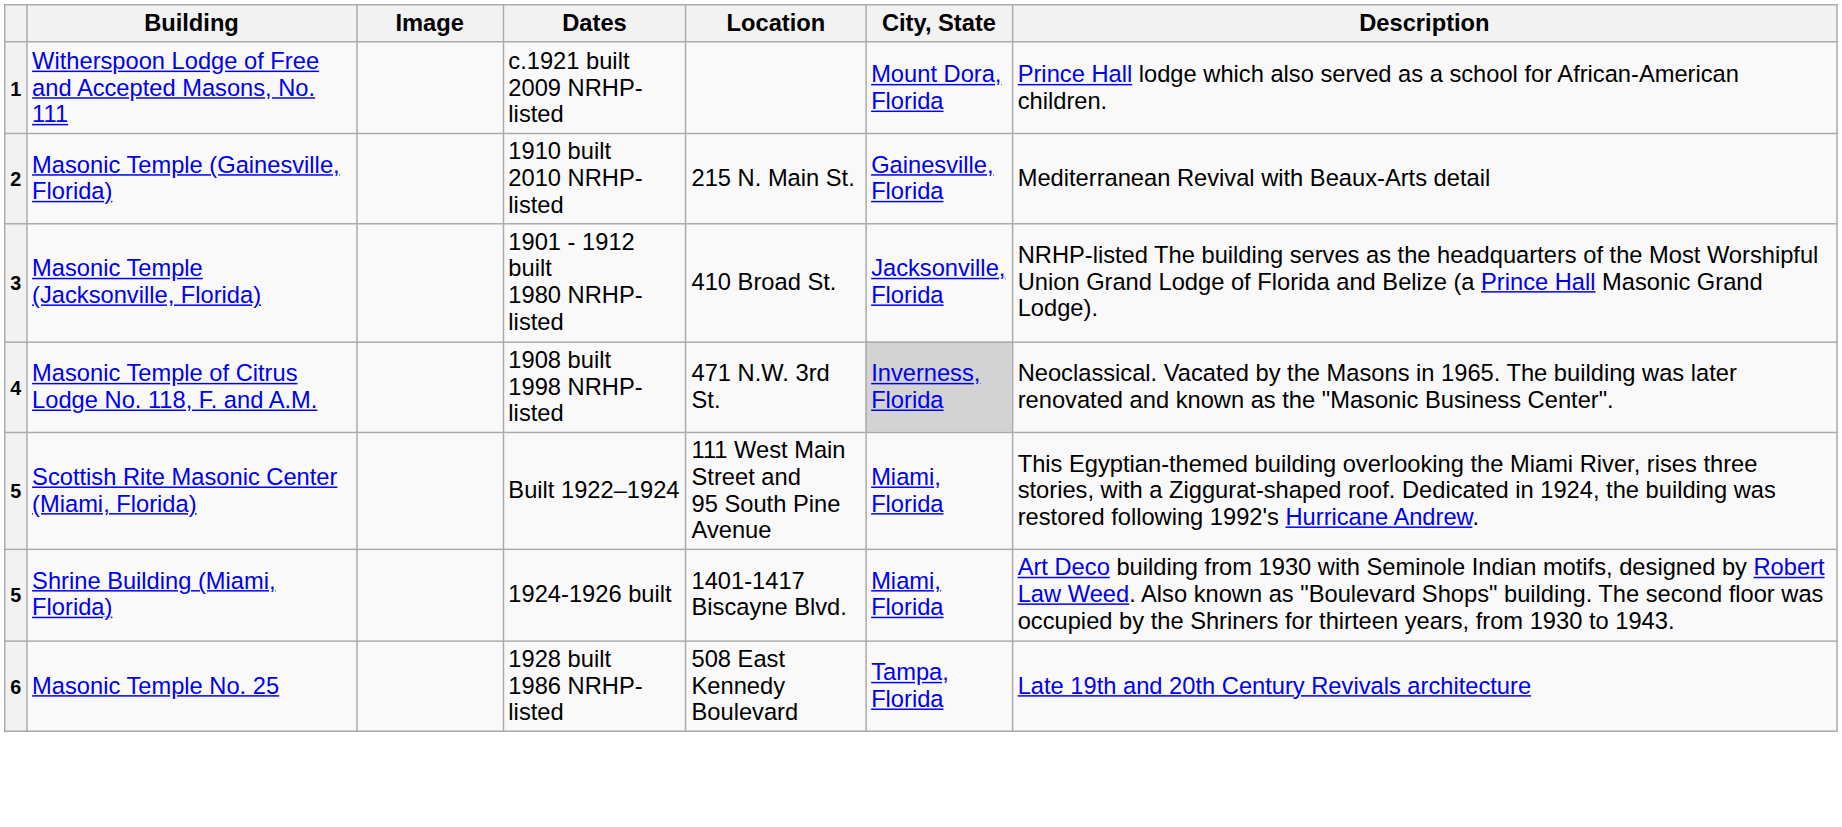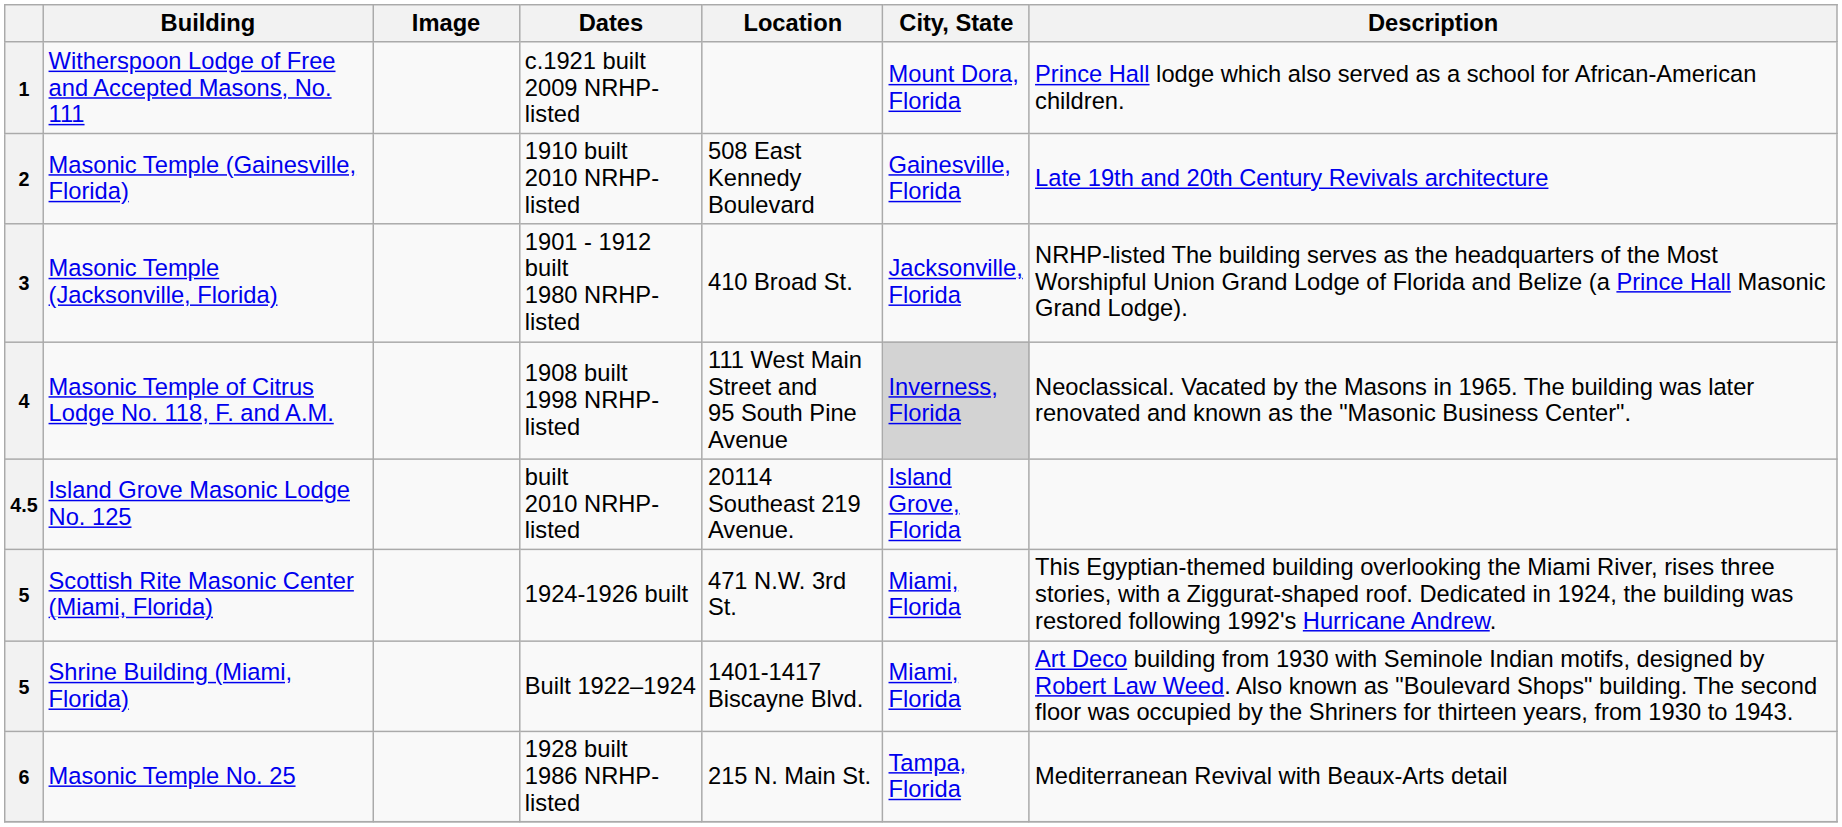(773, 178) 215 N. Main St. -> (761, 178) 508 East Kennedy Boulevard
(1254, 178) Mediterranean Revival with Beaux-Arts detail -> (1292, 178) Late 19th and 20th Century Revivals architecture
(761, 386) 471 N.W. 3rd St. -> (785, 399) 111 West Main Street and 95 South Pine Avenue
+ row: (199, 504)
(594, 490) Built 1922–1924 -> (606, 594) 1924-1926 built
(769, 490) 111 West Main Street and 95 South Pine Avenue -> (777, 594) 471 N.W. 3rd St.
(590, 594) 1924-1926 built -> (610, 685) Built 1922–1924
(745, 685) 508 East Kennedy Boulevard -> (790, 776) 215 N. Main St.
(1274, 685) Late 19th and 20th Century Revivals architecture -> (1271, 776) Mediterranean Revival with Beaux-Arts detail
